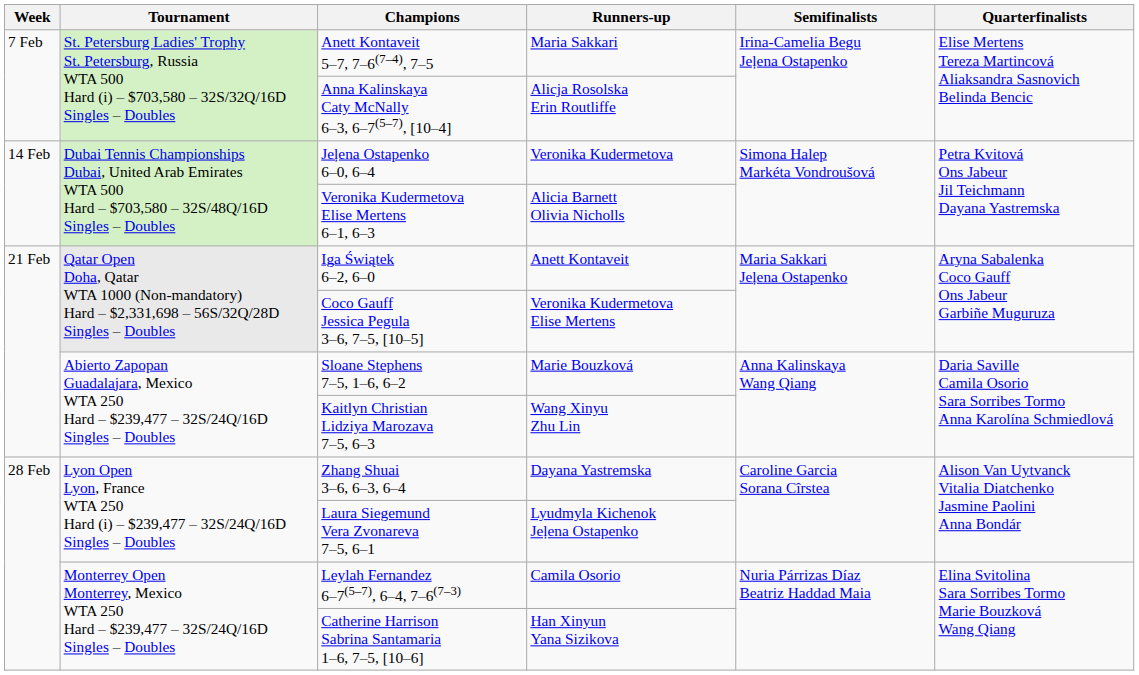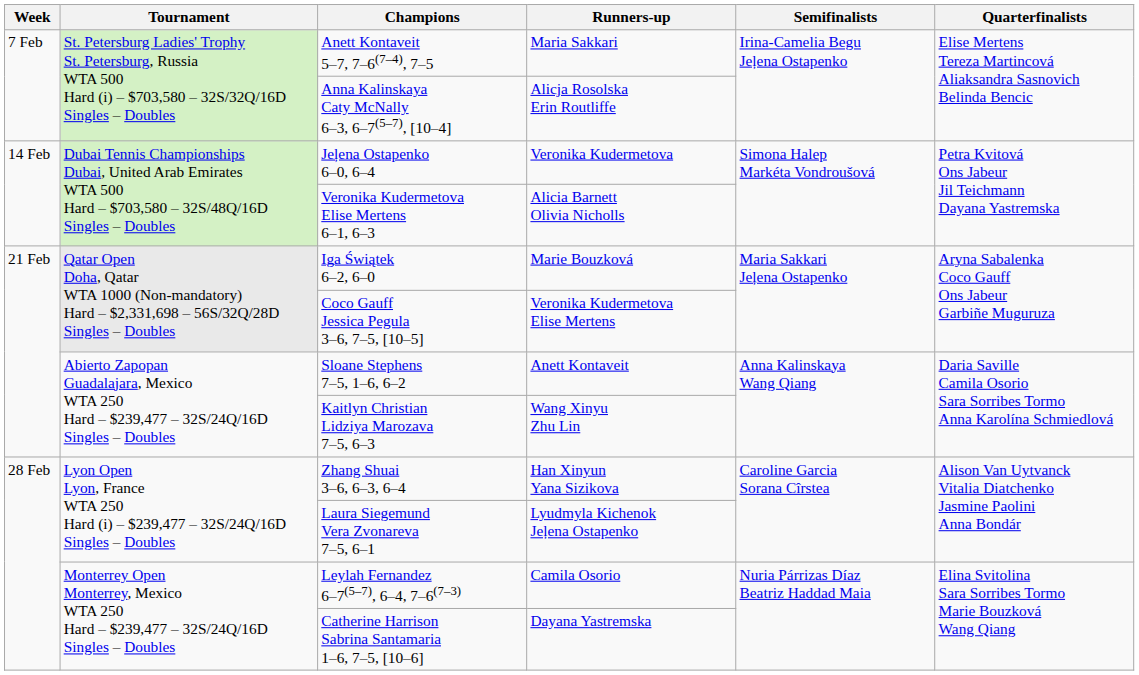(580, 259) Anett Kontaveit -> (582, 259) Marie Bouzková
(582, 364) Marie Bouzková -> (580, 364) Anett Kontaveit
(591, 469) Dayana Yastremska -> (575, 478) Han Xinyun Yana Sizikova
(575, 630) Han Xinyun Yana Sizikova -> (591, 621) Dayana Yastremska
